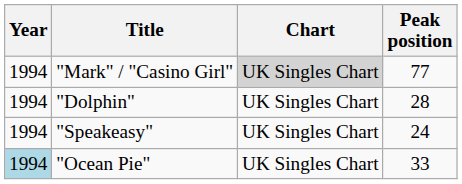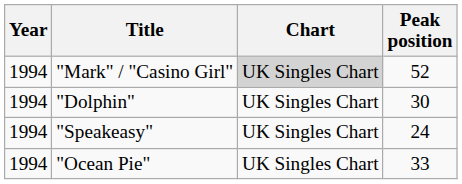(420, 71) 77 -> (420, 71) 52
(420, 102) 28 -> (420, 102) 30
(28, 163) lightblue background -> (28, 163) no background
